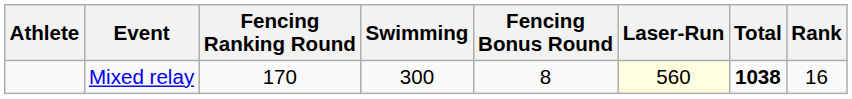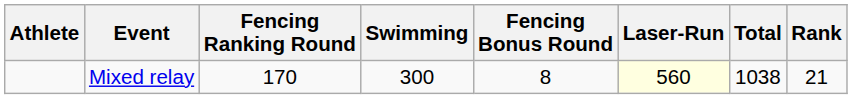(758, 77) bold -> (758, 77) normal
(817, 77) 16 -> (817, 77) 21
